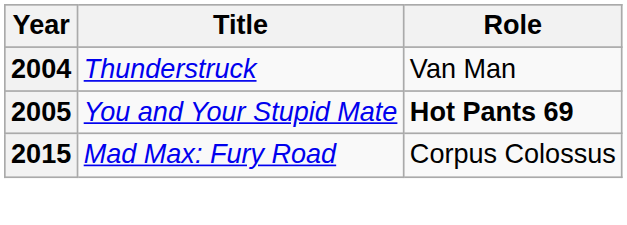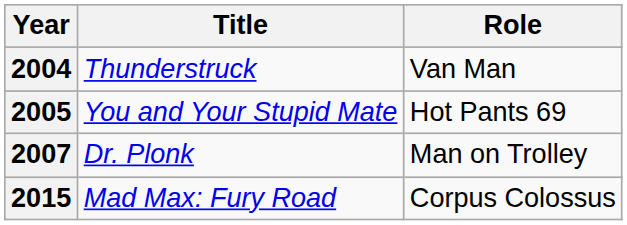(492, 111) bold -> (488, 111) normal
+ row: (41, 154)
